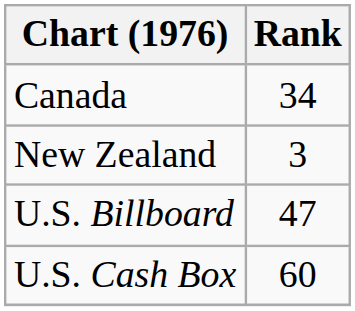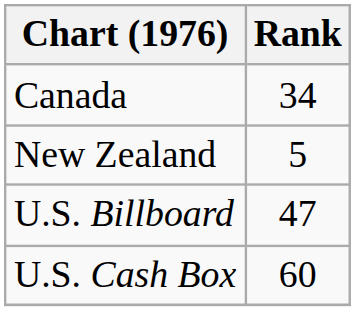(298, 154) 3 -> (298, 154) 5
